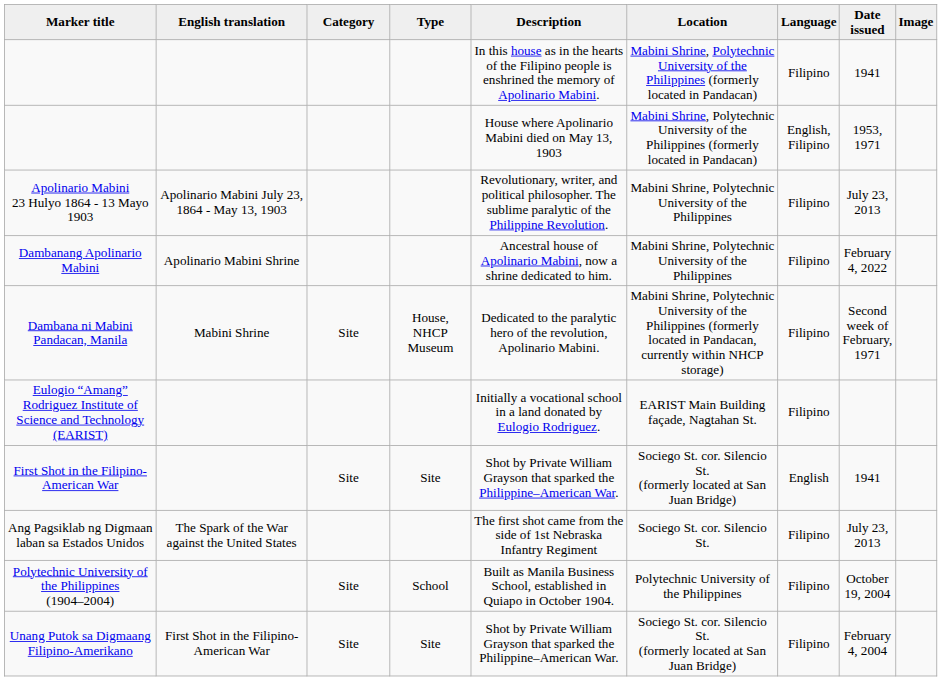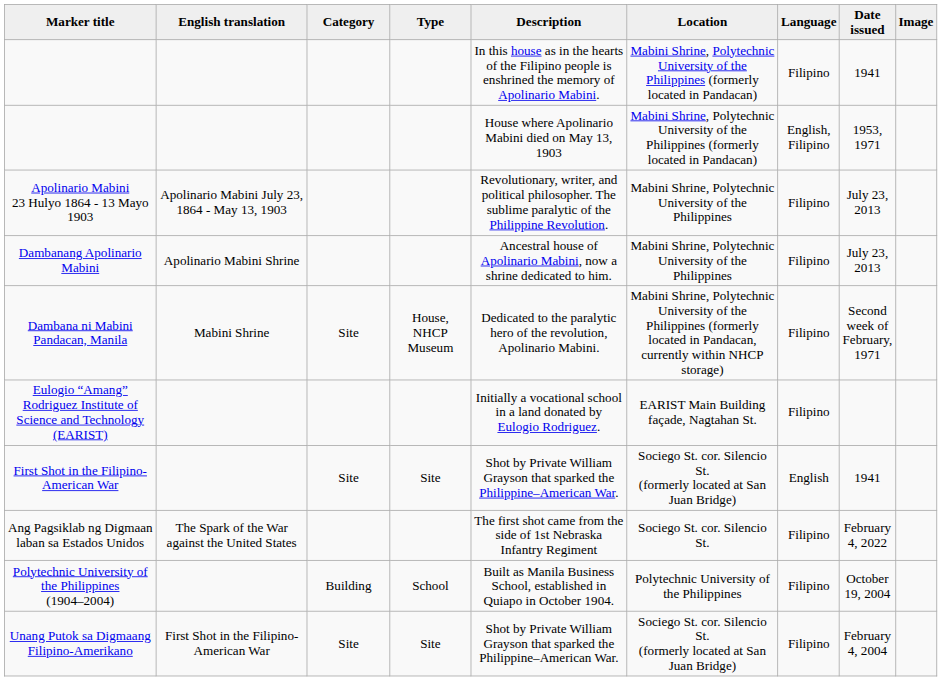(867, 260) February 4, 2022 -> (867, 260) July 23, 2013
(867, 535) July 23, 2013 -> (867, 535) February 4, 2022
(349, 585) Site -> (349, 585) Building
